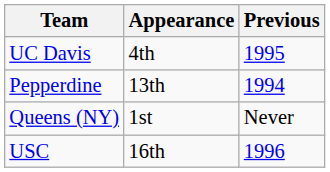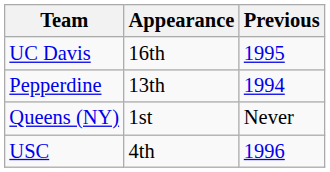(142, 53) 4th -> (147, 53) 16th
(147, 150) 16th -> (142, 150) 4th
